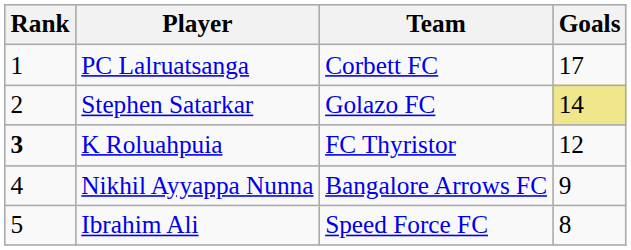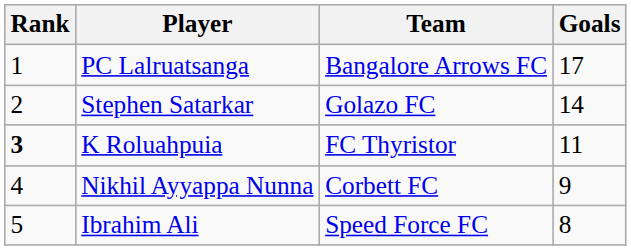(382, 64) Corbett FC -> (436, 64) Bangalore Arrows FC
(571, 104) khaki background -> (571, 104) no background
(571, 144) 12 -> (571, 144) 11
(436, 184) Bangalore Arrows FC -> (382, 184) Corbett FC
